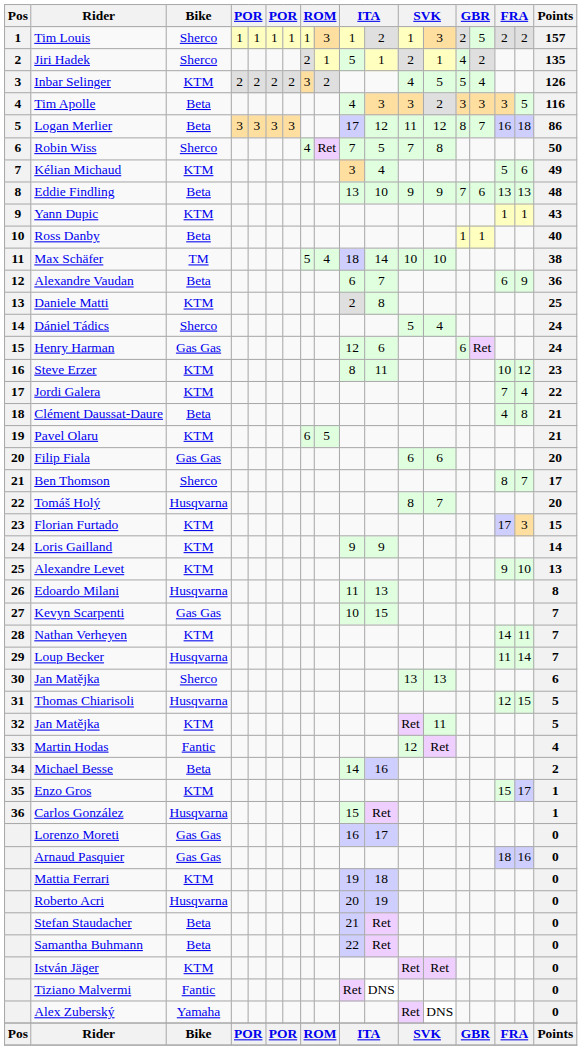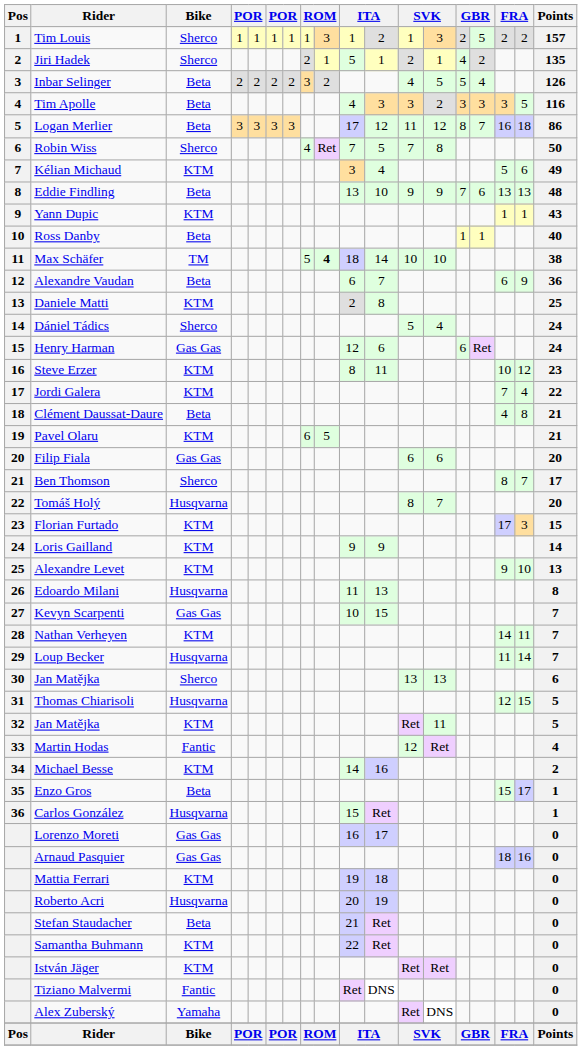(199, 81) KTM -> (199, 81) Beta
(327, 259) normal -> (327, 259) bold
(199, 768) Beta -> (199, 768) KTM
(199, 790) KTM -> (199, 790) Beta
(199, 945) Beta -> (199, 945) KTM
